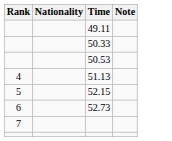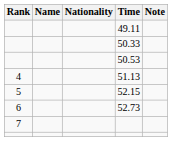+ column: (47, 12)
